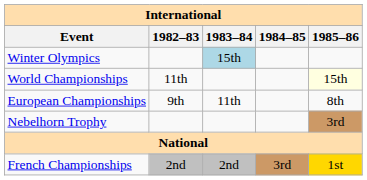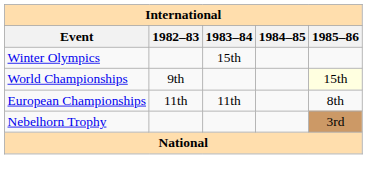(229, 57) lightblue background -> (229, 57) no background
(176, 79) 11th -> (176, 79) 9th
(176, 100) 9th -> (176, 100) 11th
- row: (70, 164)
